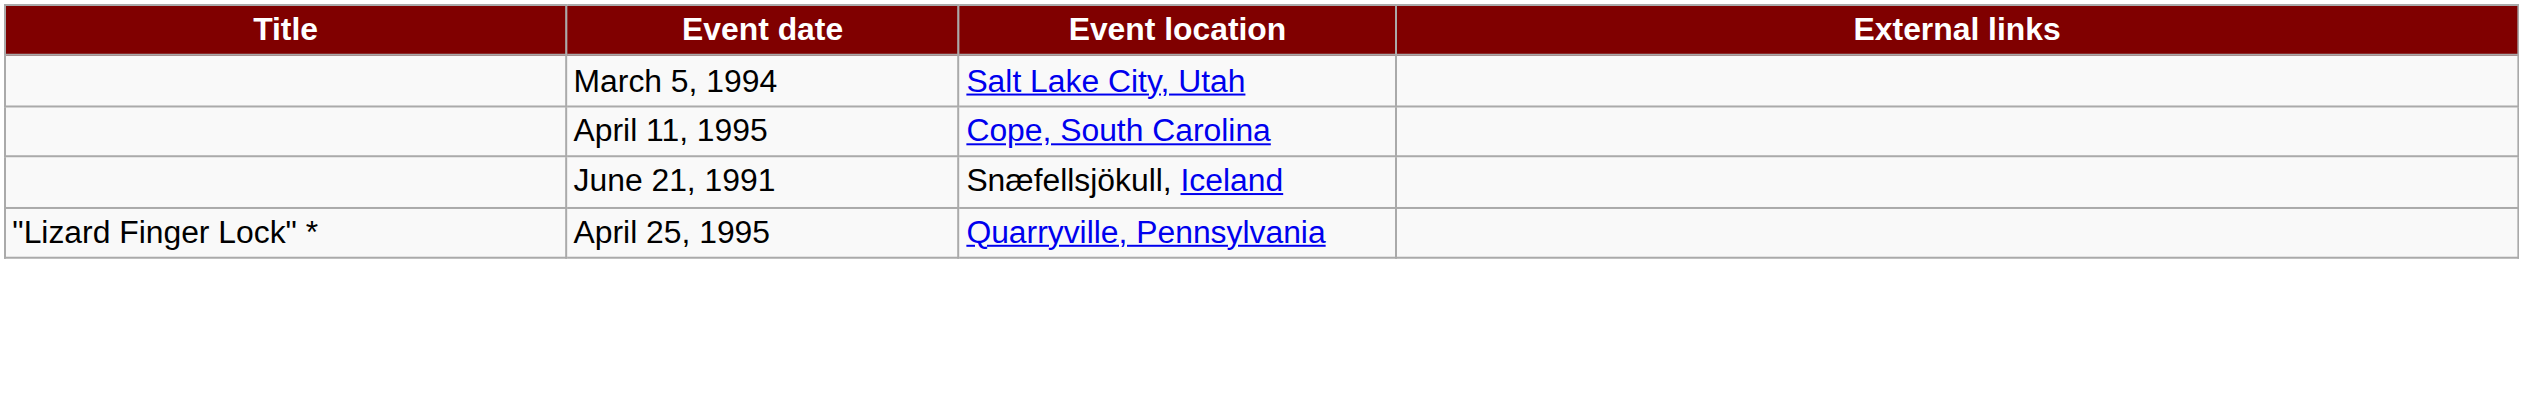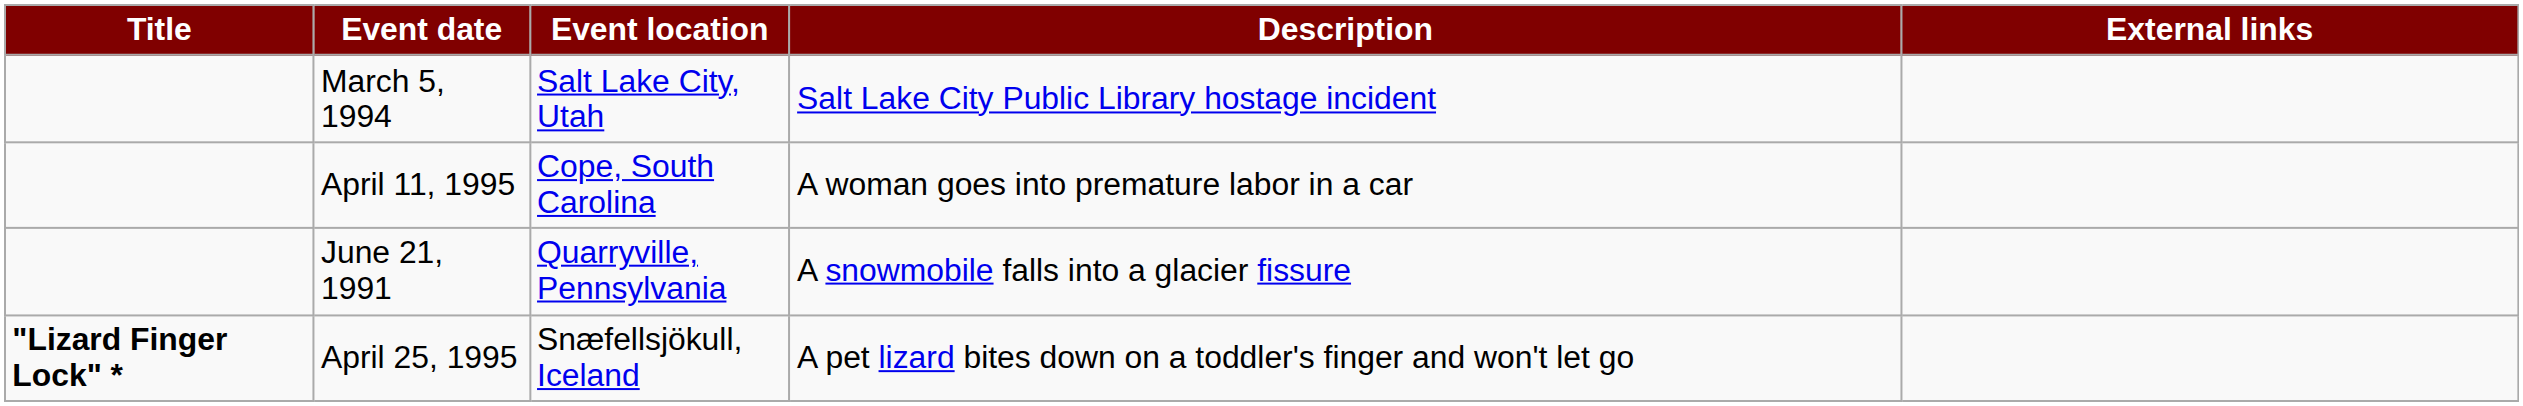+ column: (1345, 29)
(1125, 181) Snæfellsjökull, Iceland -> (632, 270) Quarryville, Pennsylvania
(165, 231) normal -> (120, 357) bold
(1146, 231) Quarryville, Pennsylvania -> (640, 357) Snæfellsjökull, Iceland
